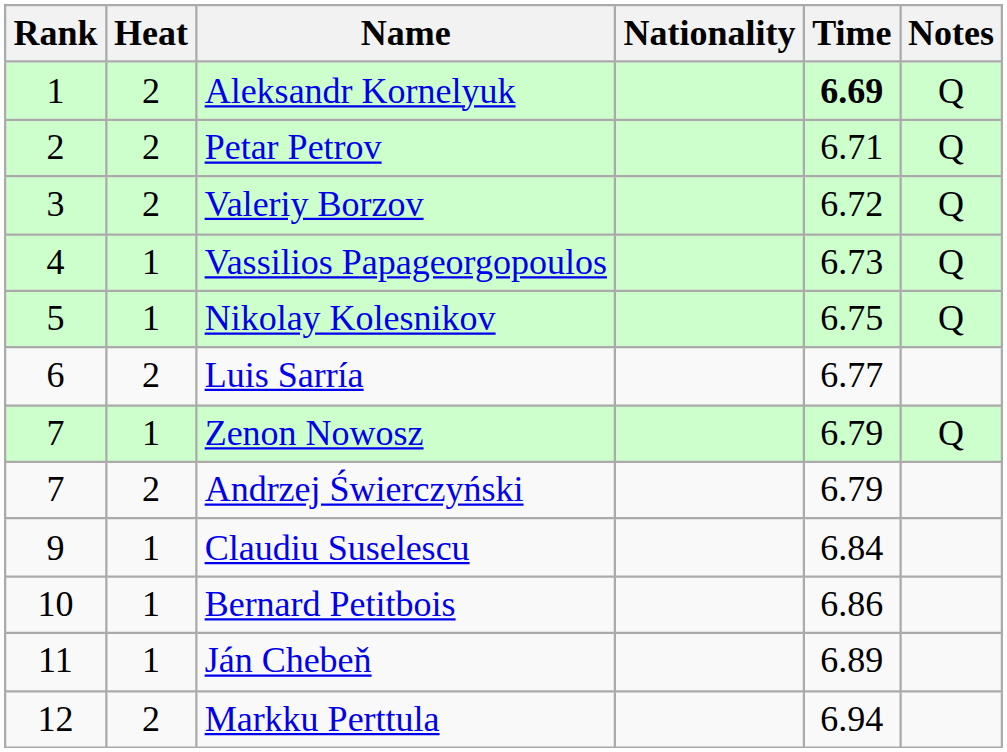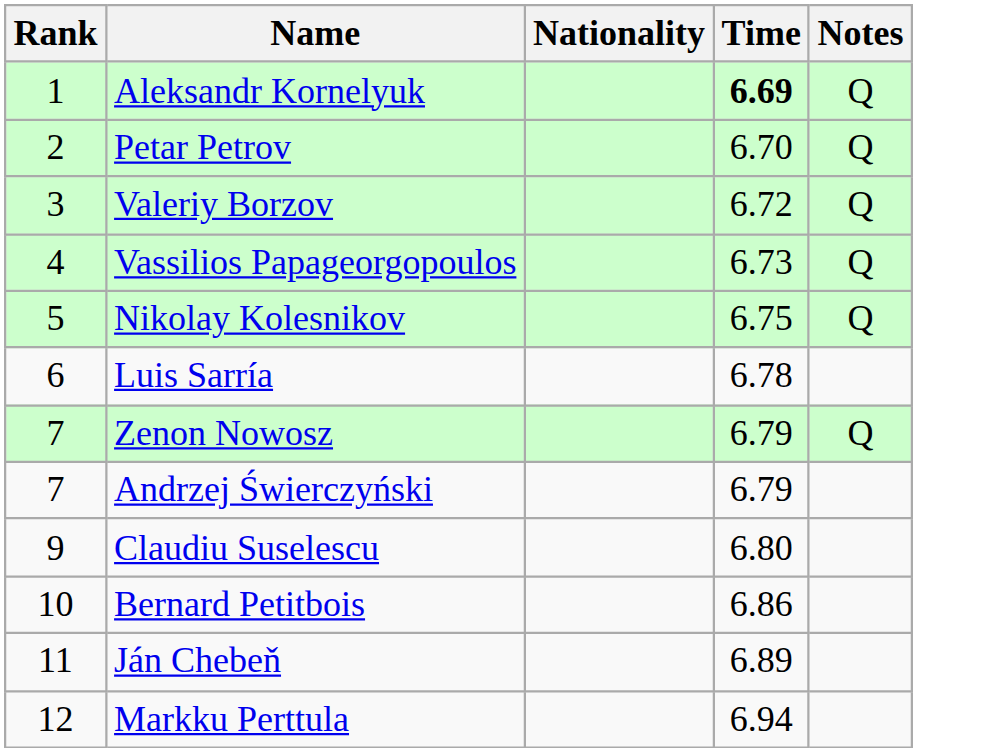- column: (151, 33)
(852, 147) 6.71 -> (761, 147) 6.70
(852, 375) 6.77 -> (761, 375) 6.78
(852, 546) 6.84 -> (761, 546) 6.80
